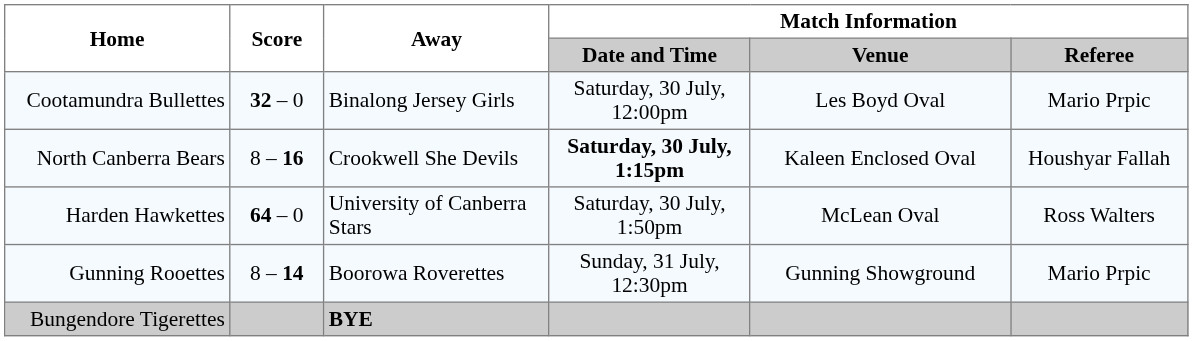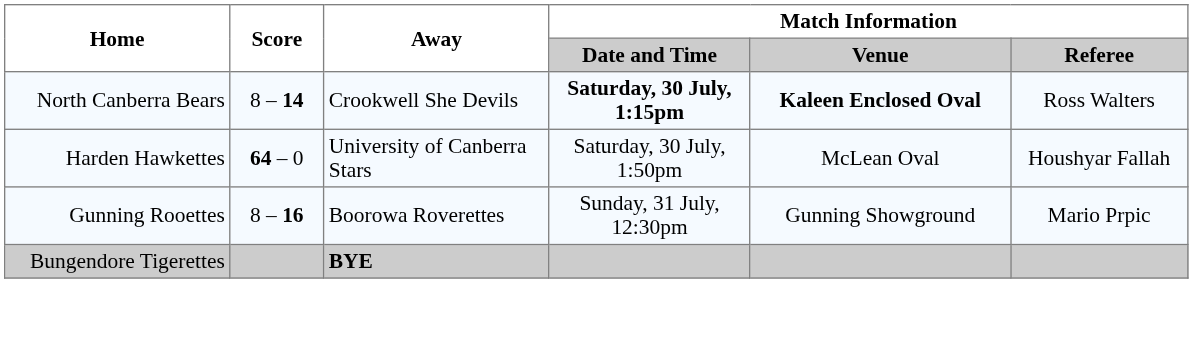- row: (126, 100)
(277, 157) 8 – 16 -> (277, 100) 8 – 14
(880, 157) normal -> (880, 100) bold
(1099, 157) Houshyar Fallah -> (1099, 100) Ross Walters
(1099, 215) Ross Walters -> (1099, 157) Houshyar Fallah
(277, 273) 8 – 14 -> (277, 215) 8 – 16
